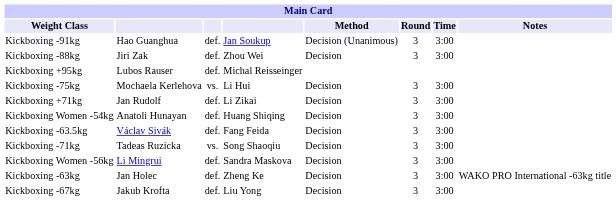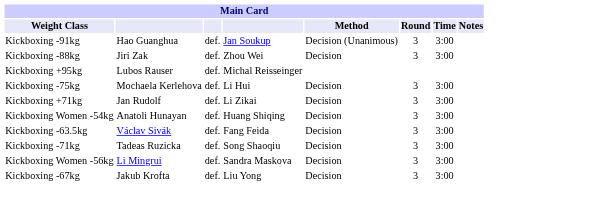(213, 86) vs. -> (213, 86) def.
(213, 146) vs. -> (213, 146) def.
- row: (42, 176)
